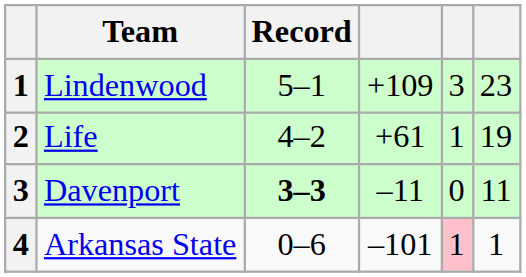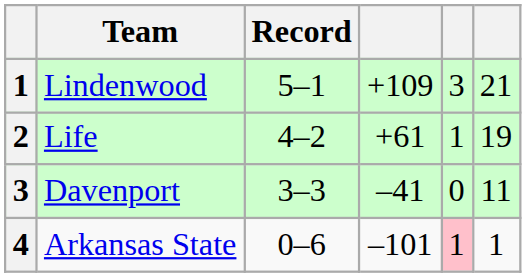(496, 84) 23 -> (496, 84) 21
(302, 191) bold -> (302, 191) normal
(400, 191) –11 -> (400, 191) –41
